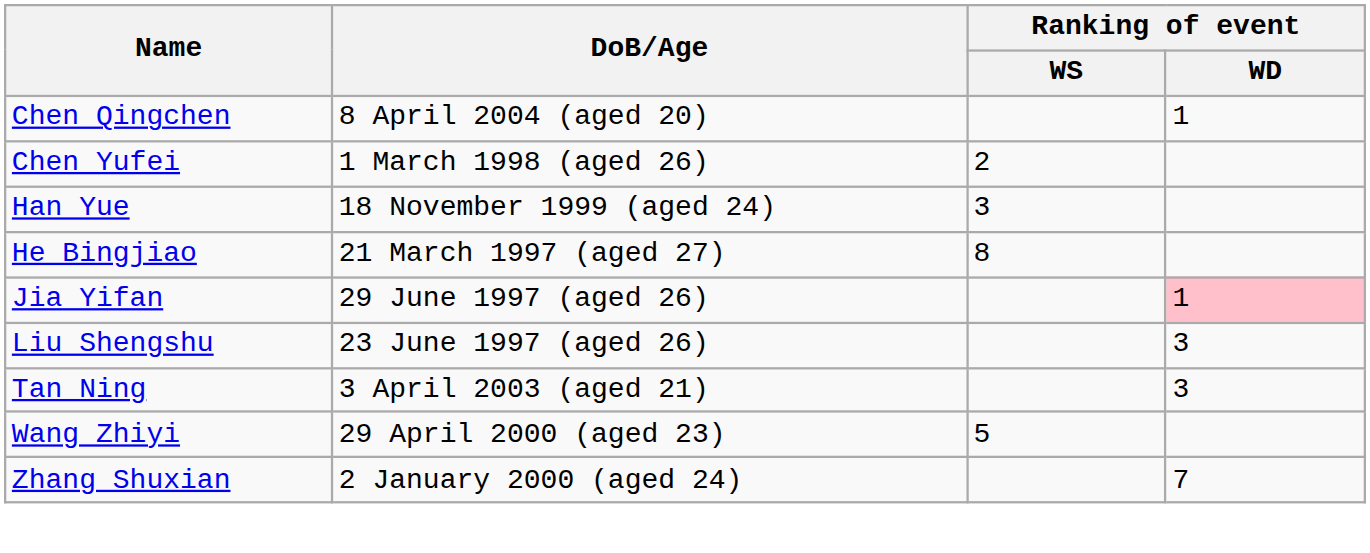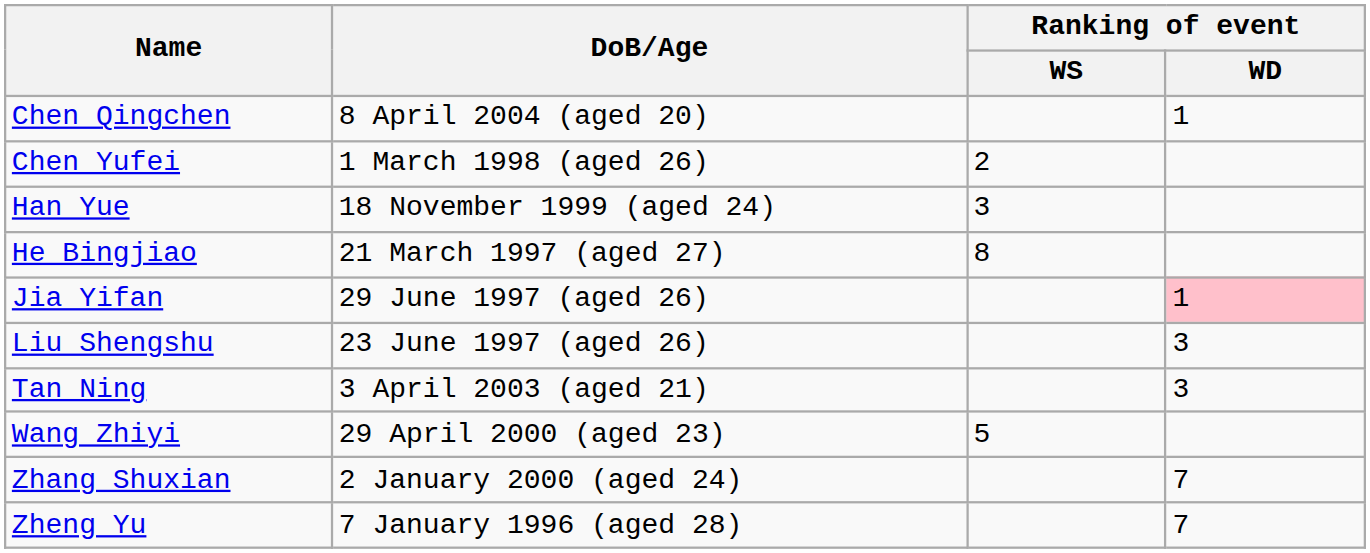+ row: (79, 526)
